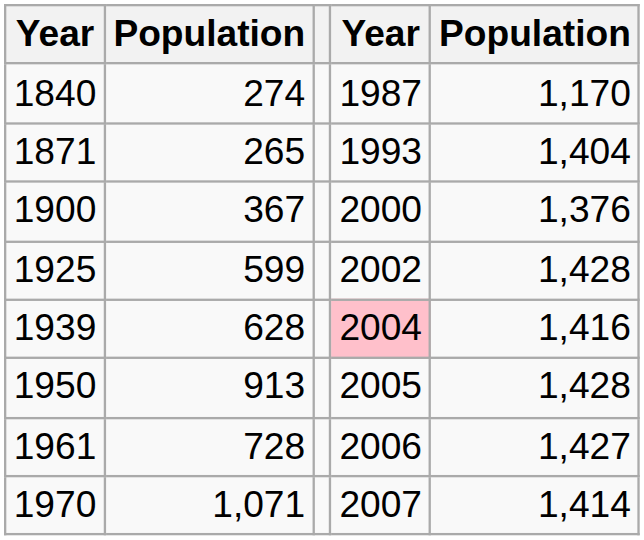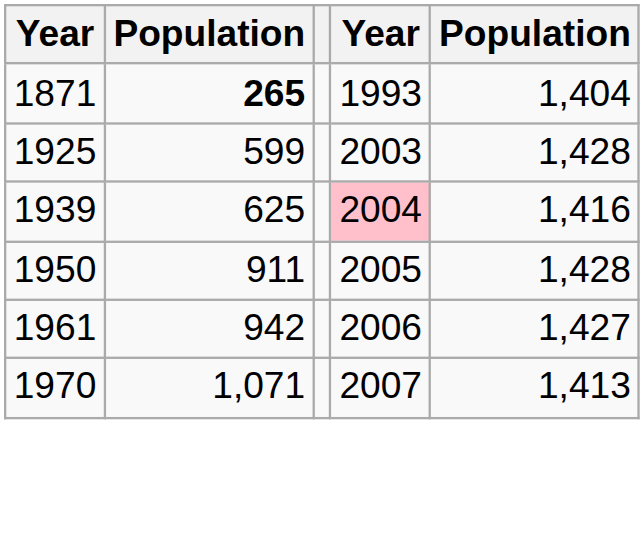- row: (55, 92)
(274, 151) normal -> (274, 92) bold
- row: (55, 210)
(381, 269) 2002 -> (381, 151) 2003
(274, 328) 628 -> (274, 210) 625
(274, 387) 913 -> (276, 269) 911
(274, 446) 728 -> (274, 328) 942
(584, 504) 1,414 -> (584, 387) 1,413
